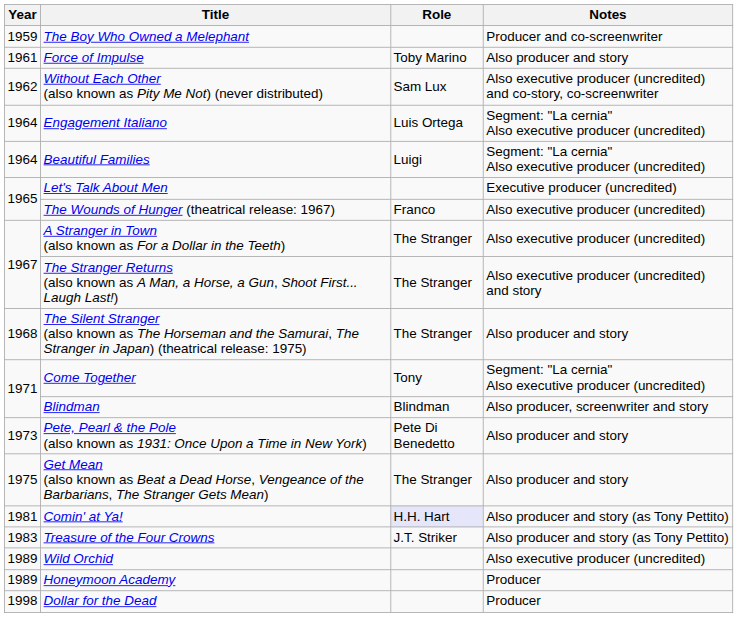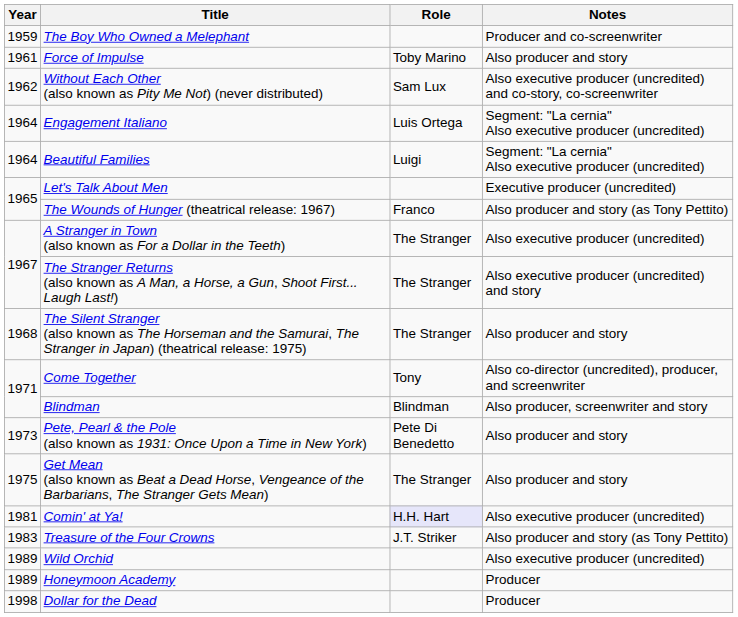(596, 209) Also executive producer (uncredited) -> (607, 209) Also producer and story (as Tony Pettito)
(596, 378) Segment: "La cernia" Also executive producer (uncredited) -> (602, 378) Also co-director (uncredited), producer, and screenwriter
(608, 516) Also producer and story (as Tony Pettito) -> (595, 516) Also executive producer (uncredited)
